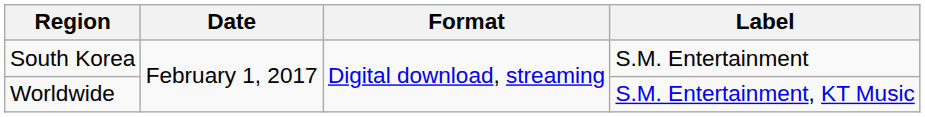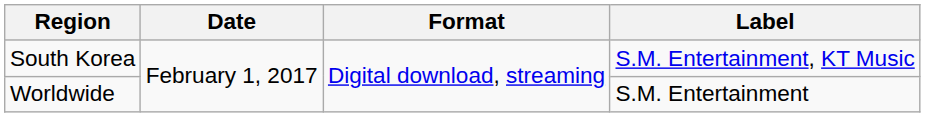(712, 58) S.M. Entertainment -> (765, 58) S.M. Entertainment, KT Music
(765, 93) S.M. Entertainment, KT Music -> (712, 93) S.M. Entertainment
